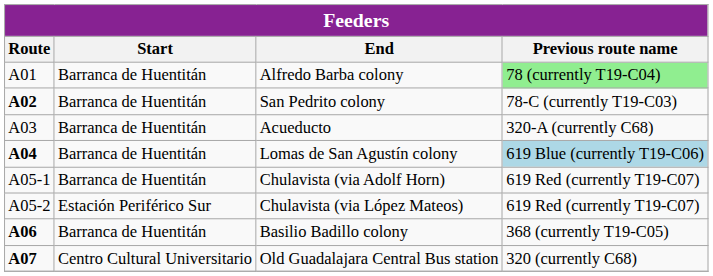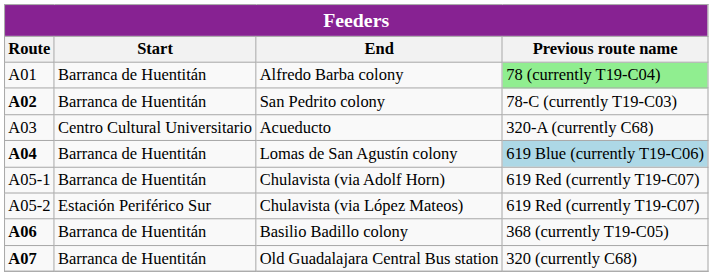(132, 127) Barranca de Huentitán -> (155, 127) Centro Cultural Universitario
(155, 258) Centro Cultural Universitario -> (132, 258) Barranca de Huentitán
